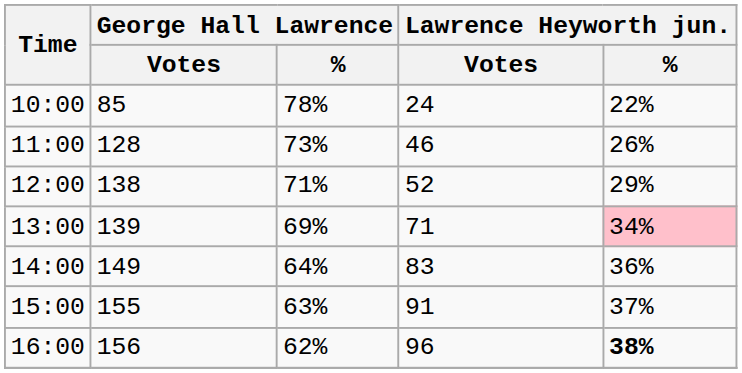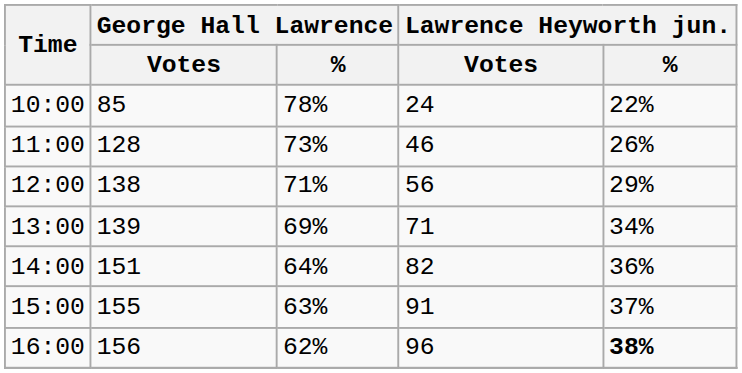(420, 186) 52 -> (420, 186) 56
(631, 226) pink background -> (631, 226) no background
(119, 267) 149 -> (119, 267) 151
(420, 267) 83 -> (420, 267) 82
